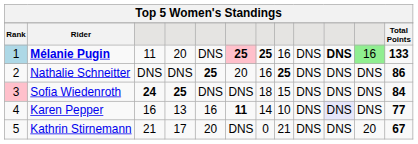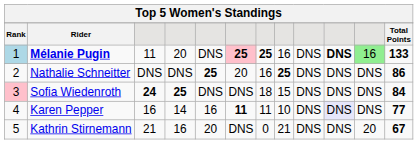(180, 110) 13 -> (180, 110) 14
(265, 110) 14 -> (265, 110) 11
(180, 129) 17 -> (180, 129) 16
